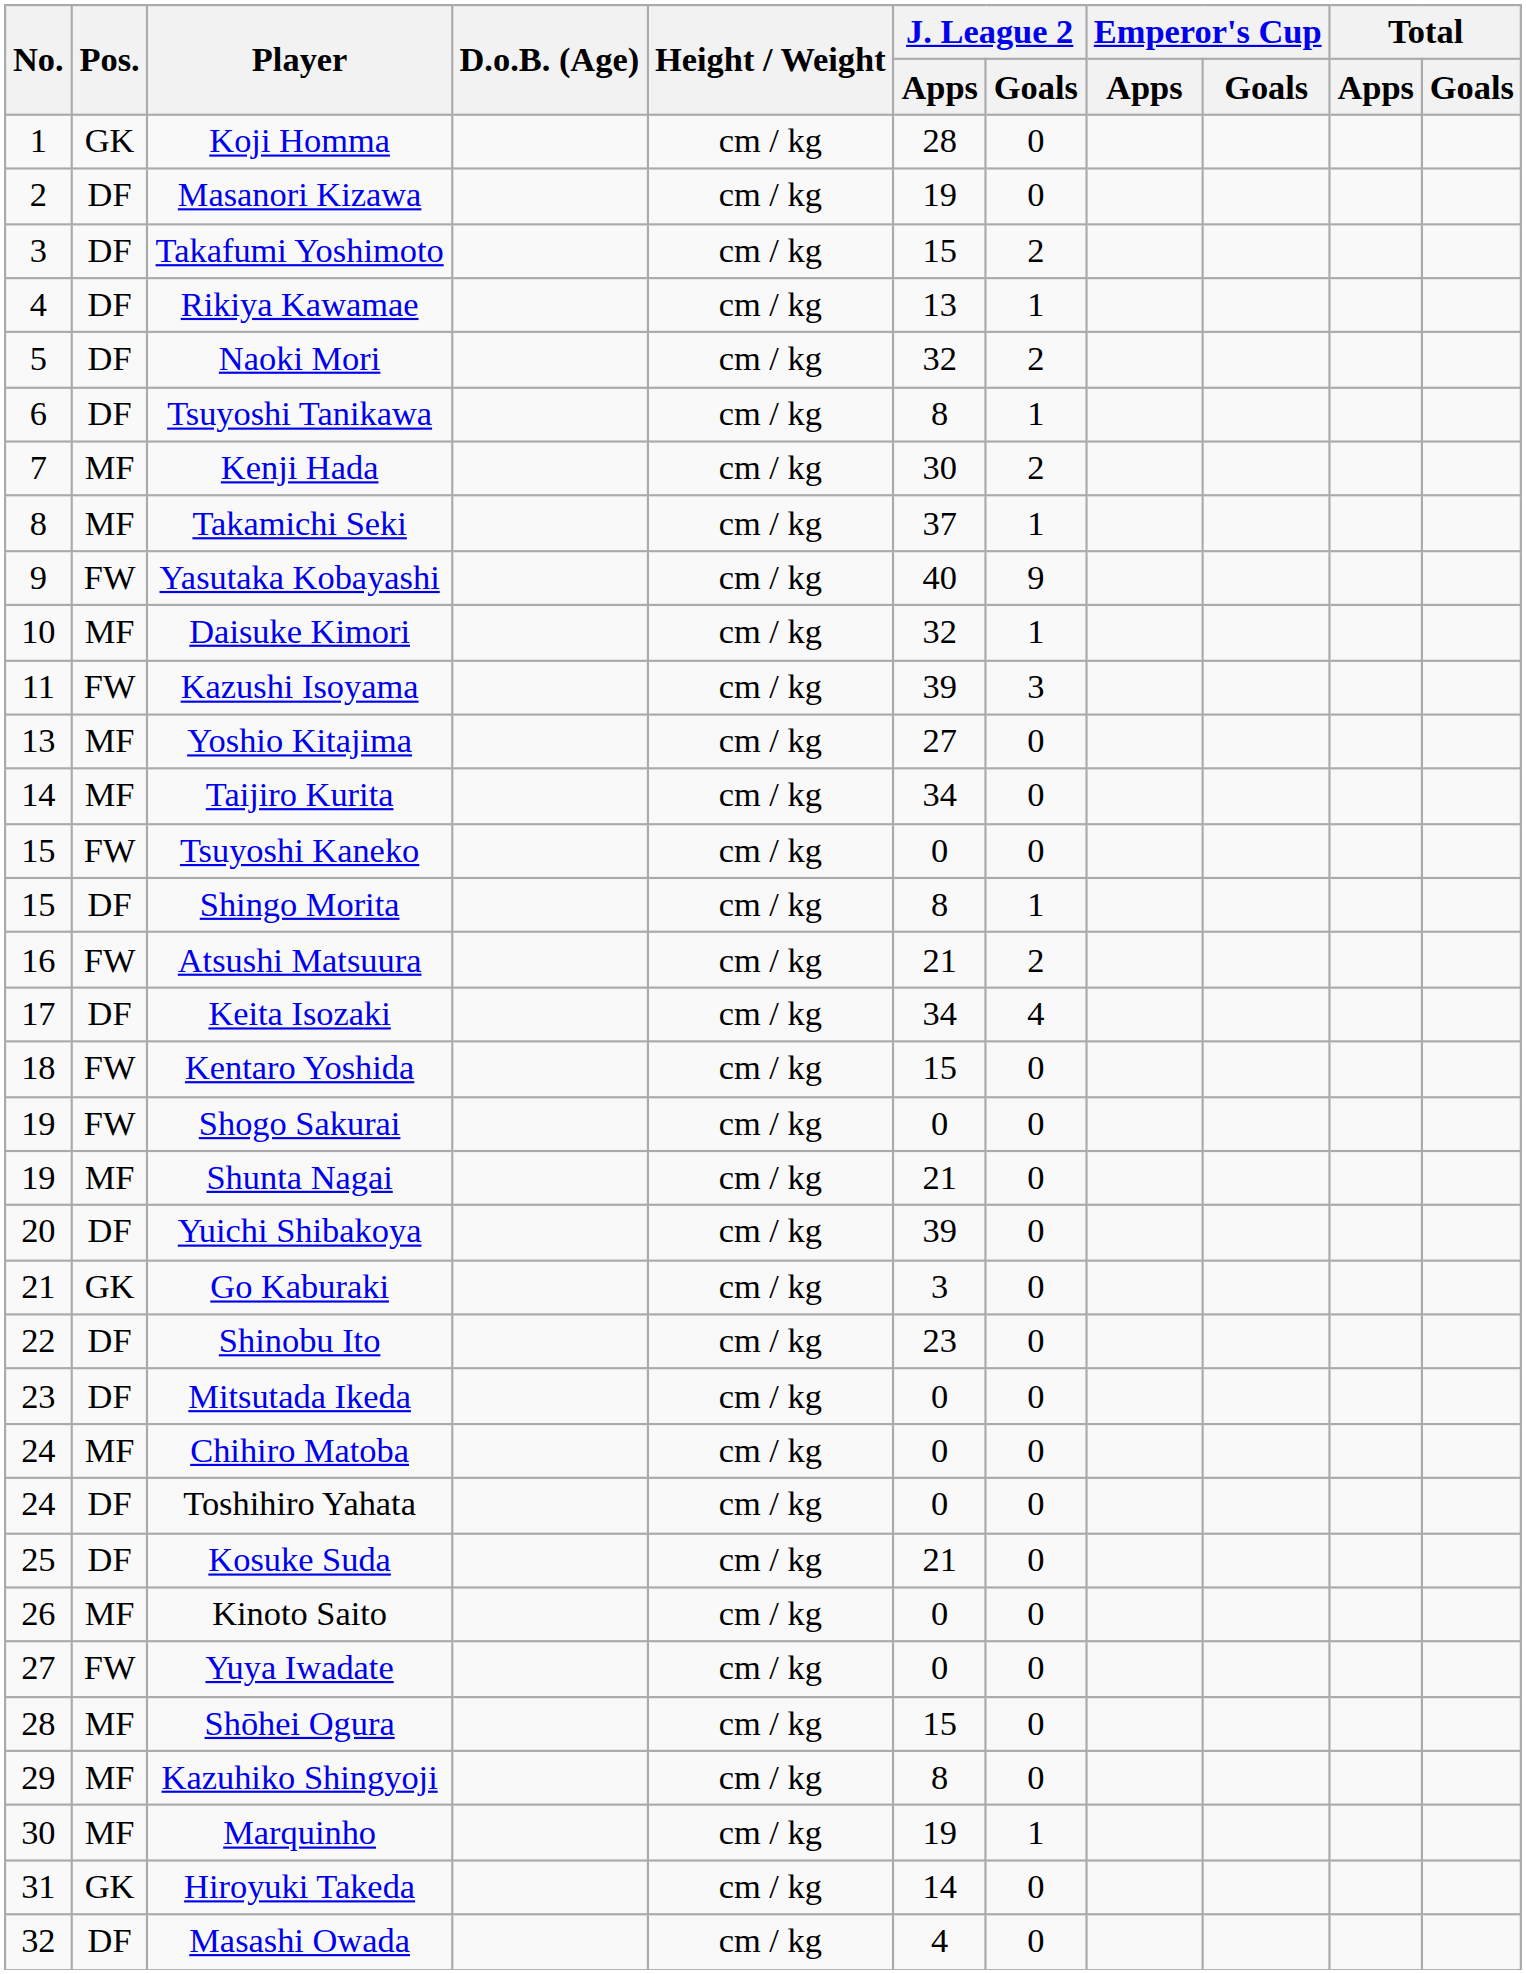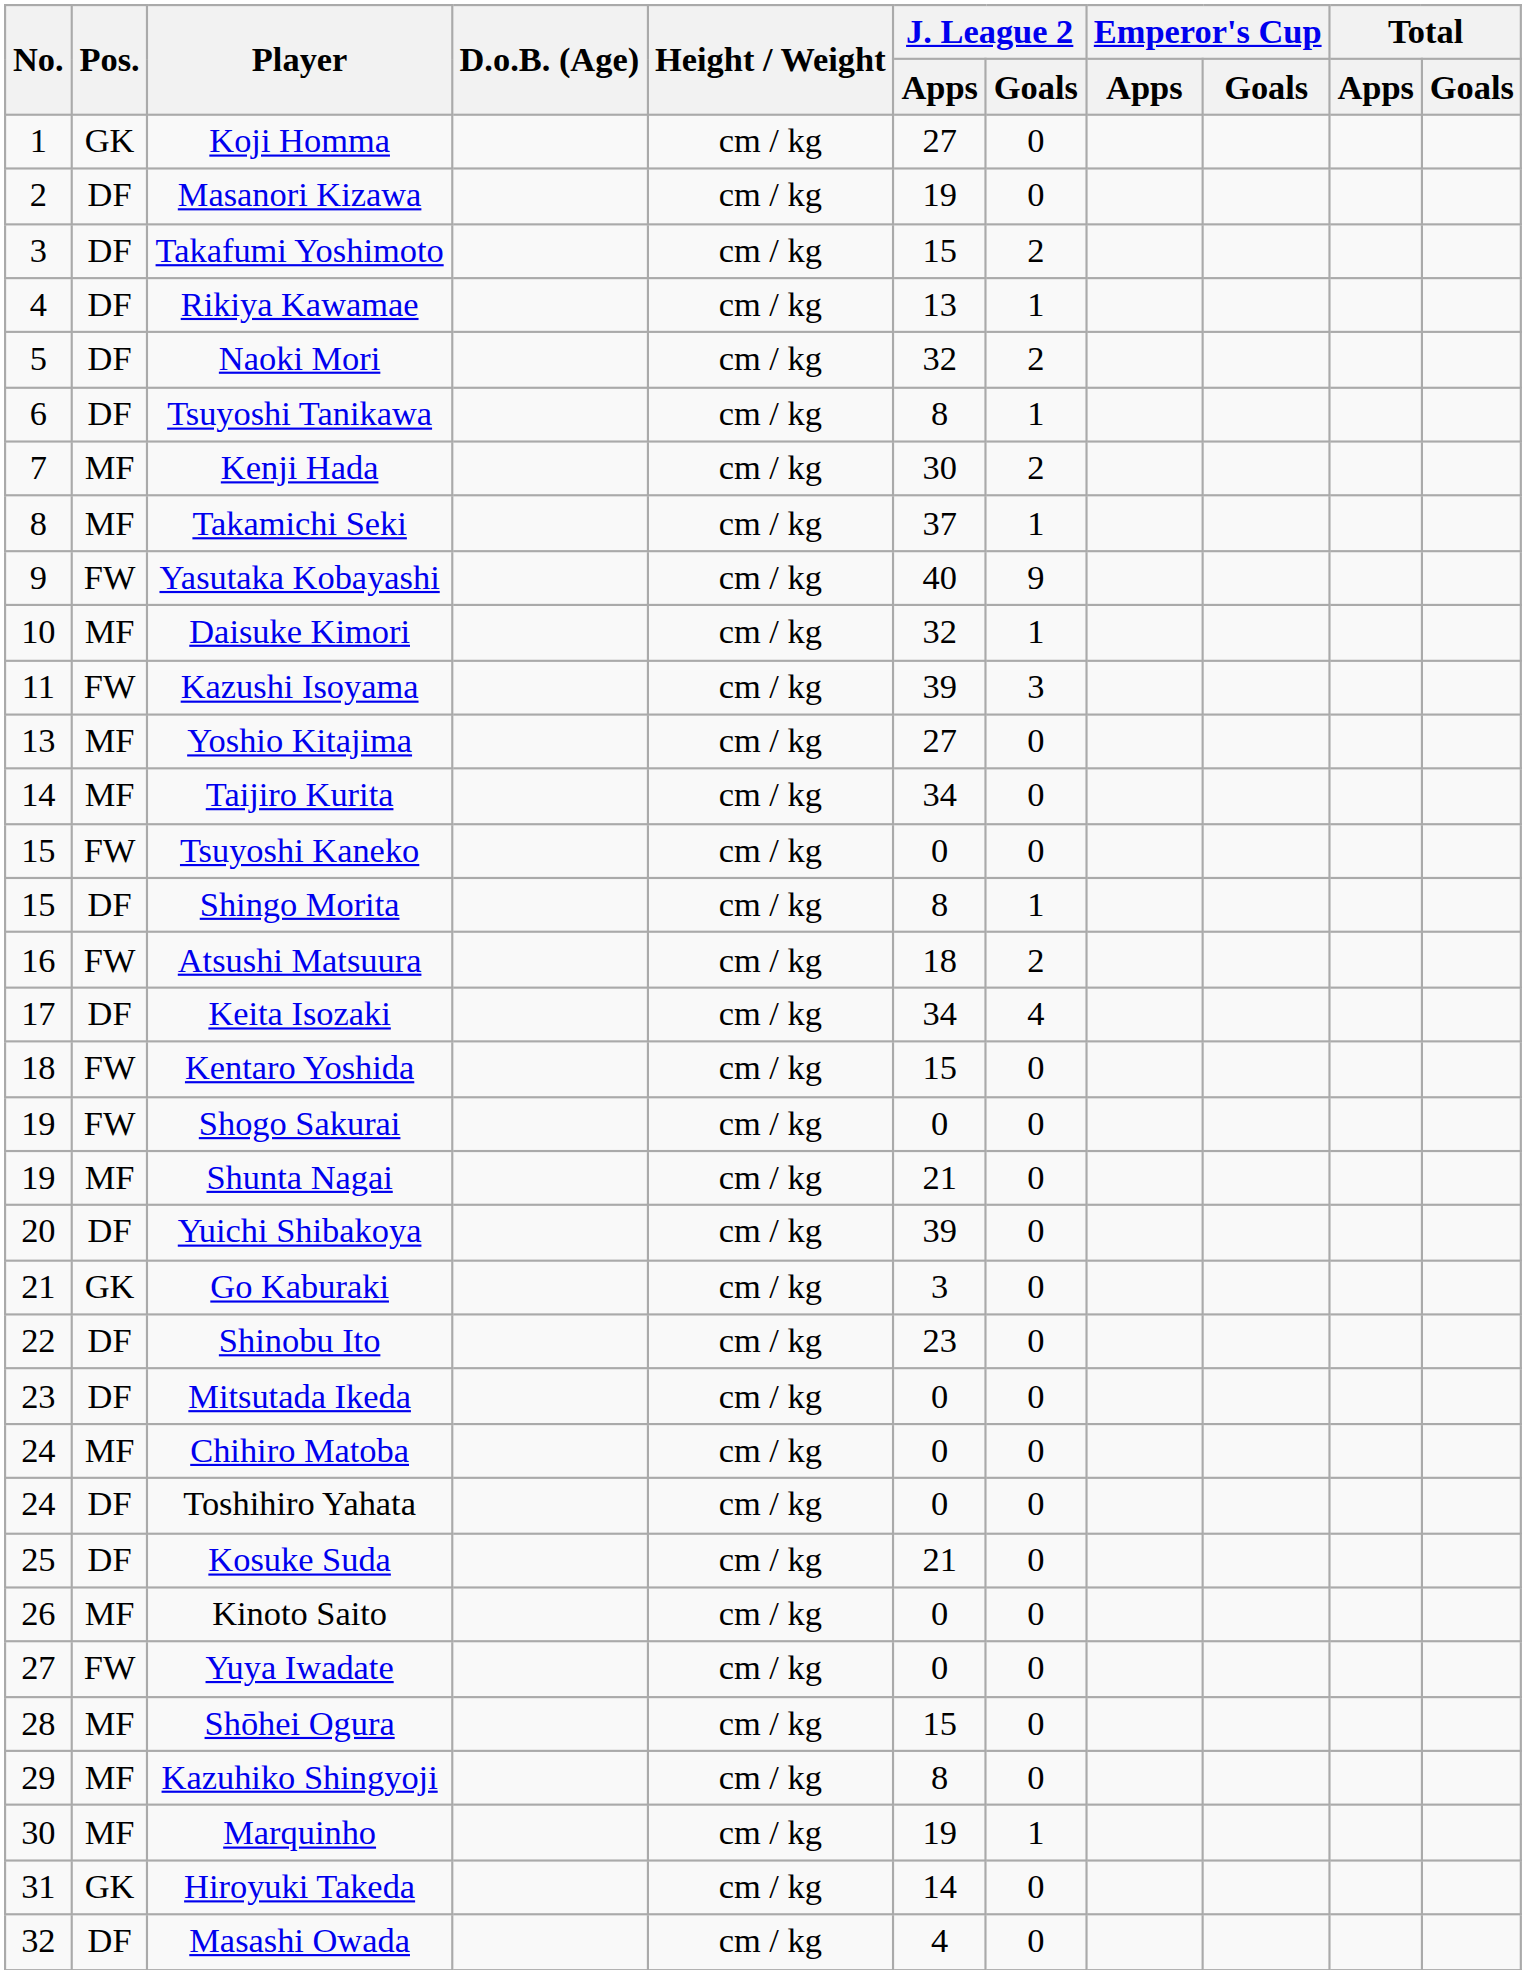(940, 140) 28 -> (940, 140) 27
(940, 959) 21 -> (940, 959) 18
